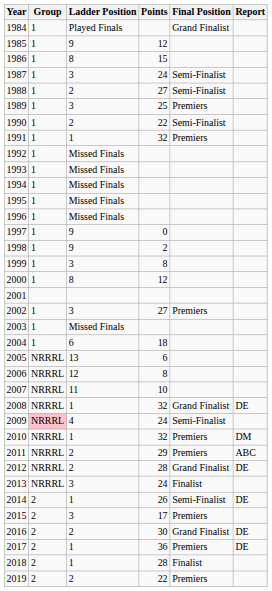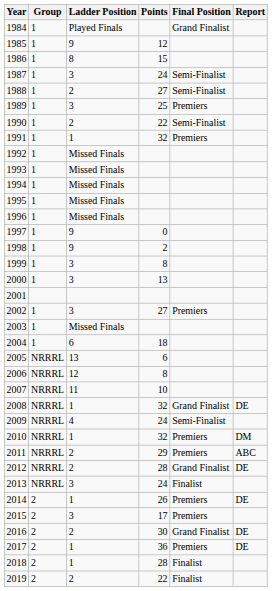(71, 279) 8 -> (71, 279) 3
(163, 279) 12 -> (163, 279) 13
(48, 421) pink background -> (48, 421) no background
(199, 500) Semi-Finalist -> (190, 500) Premiers
(190, 578) Premiers -> (187, 578) Finalist
